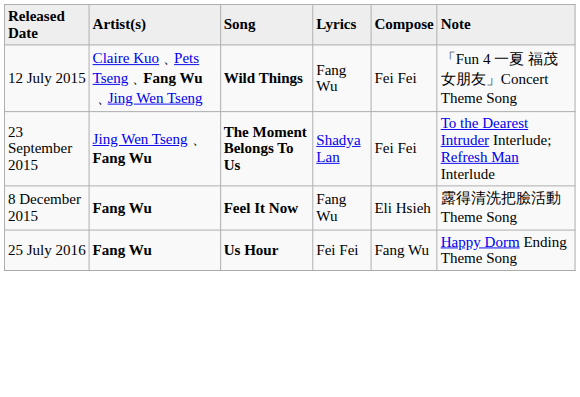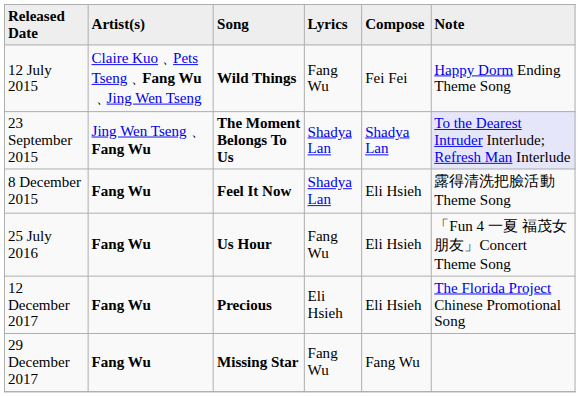(499, 78) 「Fun 4 一夏 福茂女朋友」Concert Theme Song -> (497, 78) Happy Dorm Ending Theme Song
(396, 148) Fei Fei -> (387, 140) Shadya Lan
(496, 148) no background -> (502, 140) lavender background
(331, 207) Fang Wu -> (330, 190) Shadya Lan
(337, 250) Fei Fei -> (323, 244) Fang Wu
(402, 250) Fang Wu -> (393, 244) Eli Hsieh
(504, 250) Happy Dorm Ending Theme Song -> (500, 244) 「Fun 4 一夏 福茂女朋友」Concert Theme Song
+ row: (39, 304)
+ row: (39, 362)
